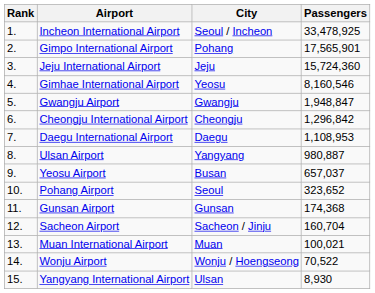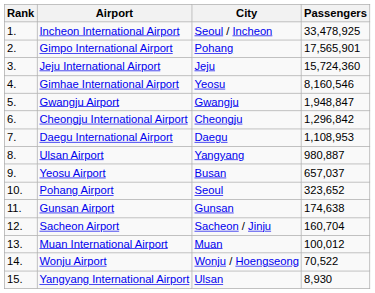(324, 208) 174,368 -> (324, 208) 174,638
(324, 244) 100,021 -> (324, 244) 100,012
